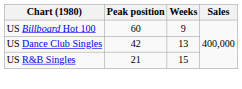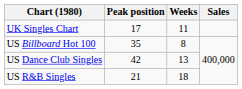+ row: (42, 28)
(136, 28) 60 -> (136, 44) 35
(183, 28) 9 -> (183, 44) 8
(183, 60) 15 -> (183, 76) 18
